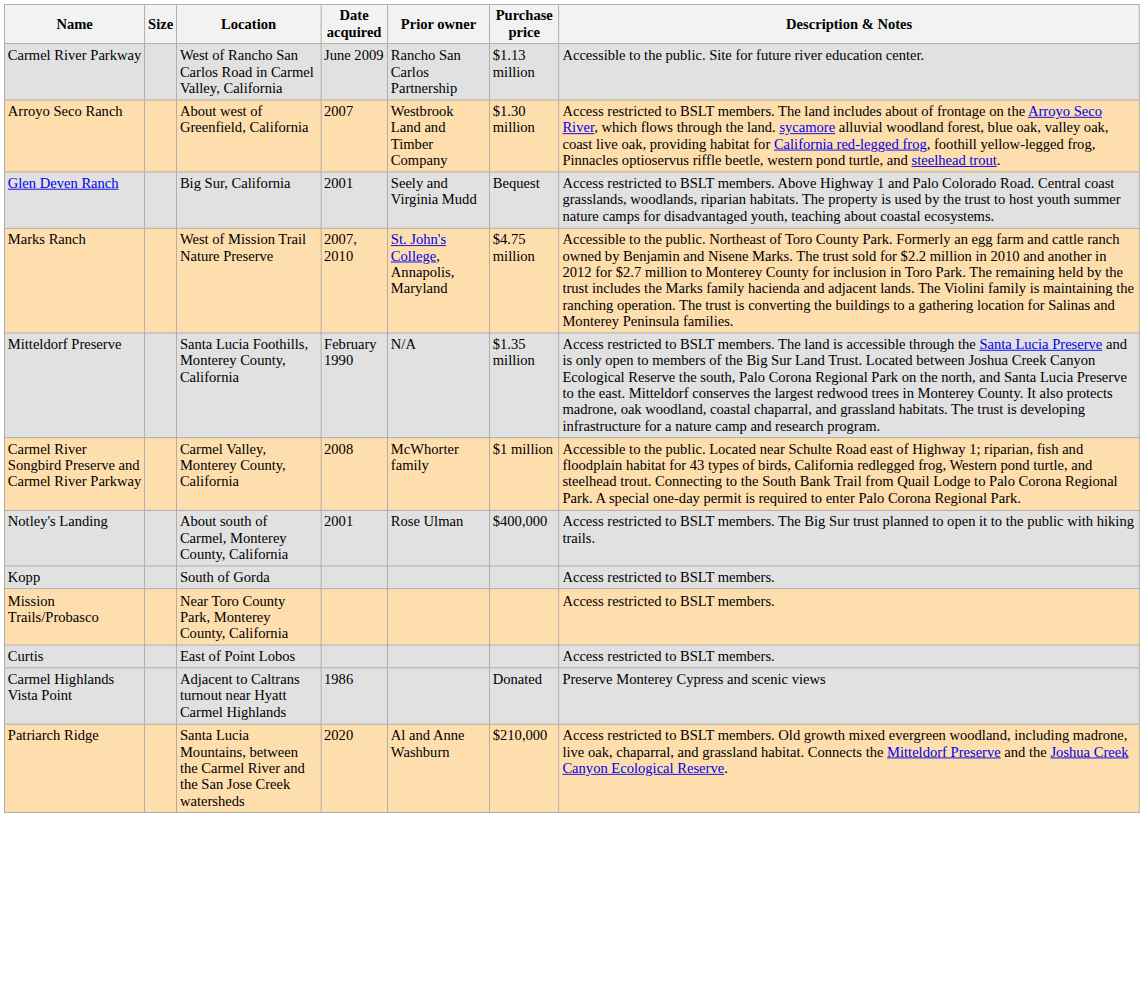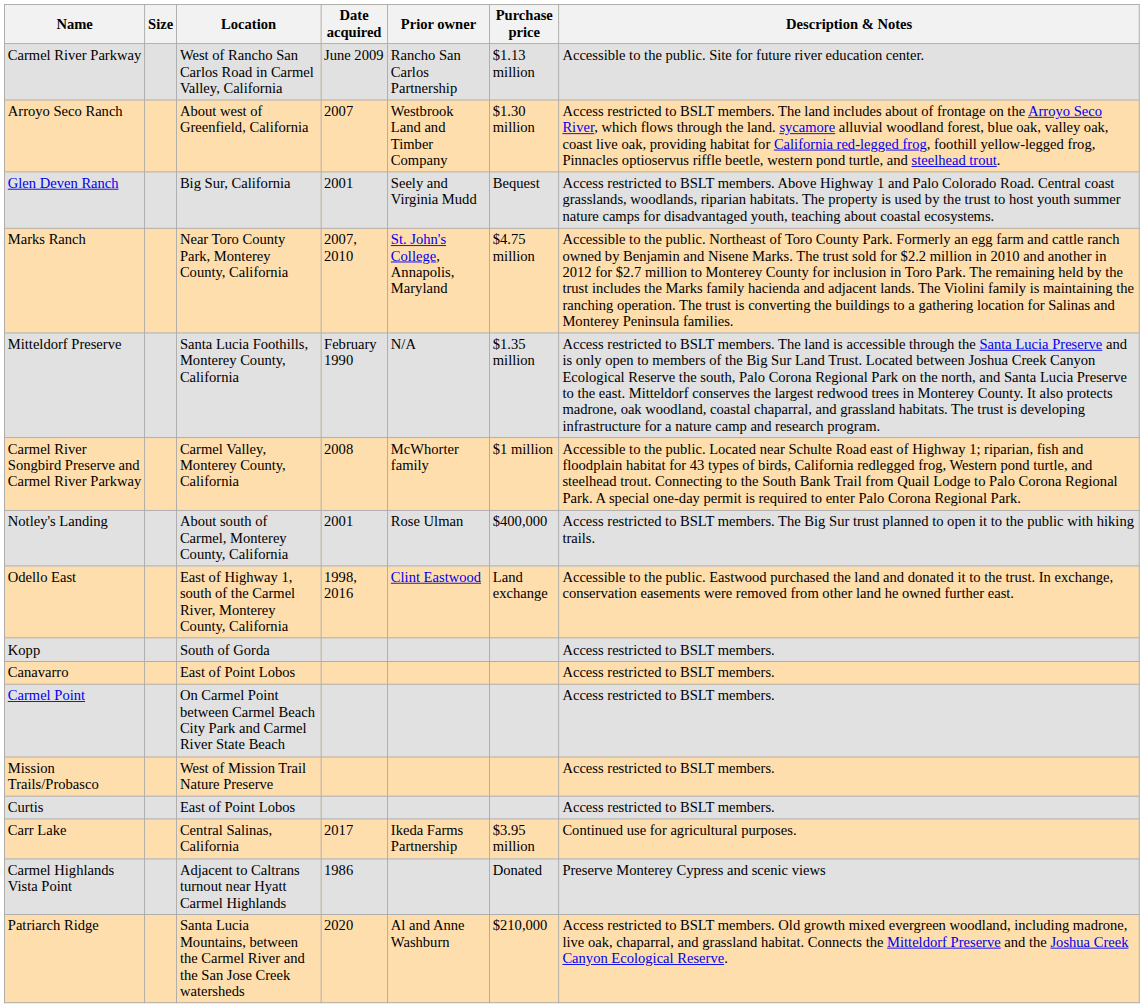(243, 247) West of Mission Trail Nature Preserve -> (234, 255) Near Toro County Park, Monterey County, California
+ row: (42, 577)
+ row: (38, 672)
+ row: (46, 695)
(234, 616) Near Toro County Park, Monterey County, California -> (243, 776) West of Mission Trail Nature Preserve
+ row: (37, 830)
